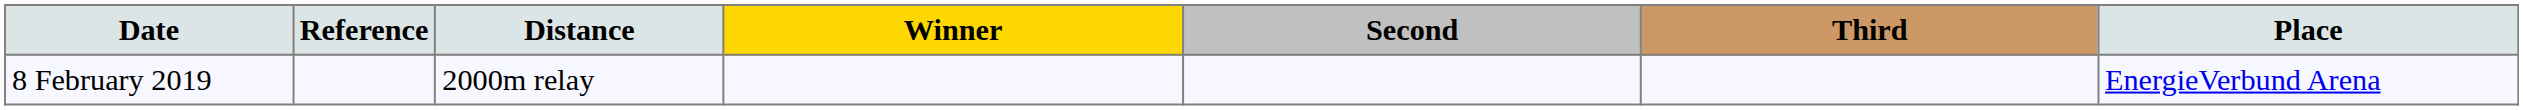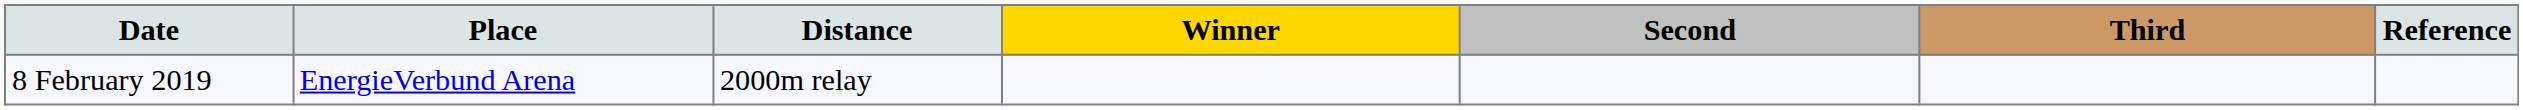columns swapped: (2308, 29) <-> (364, 29)
